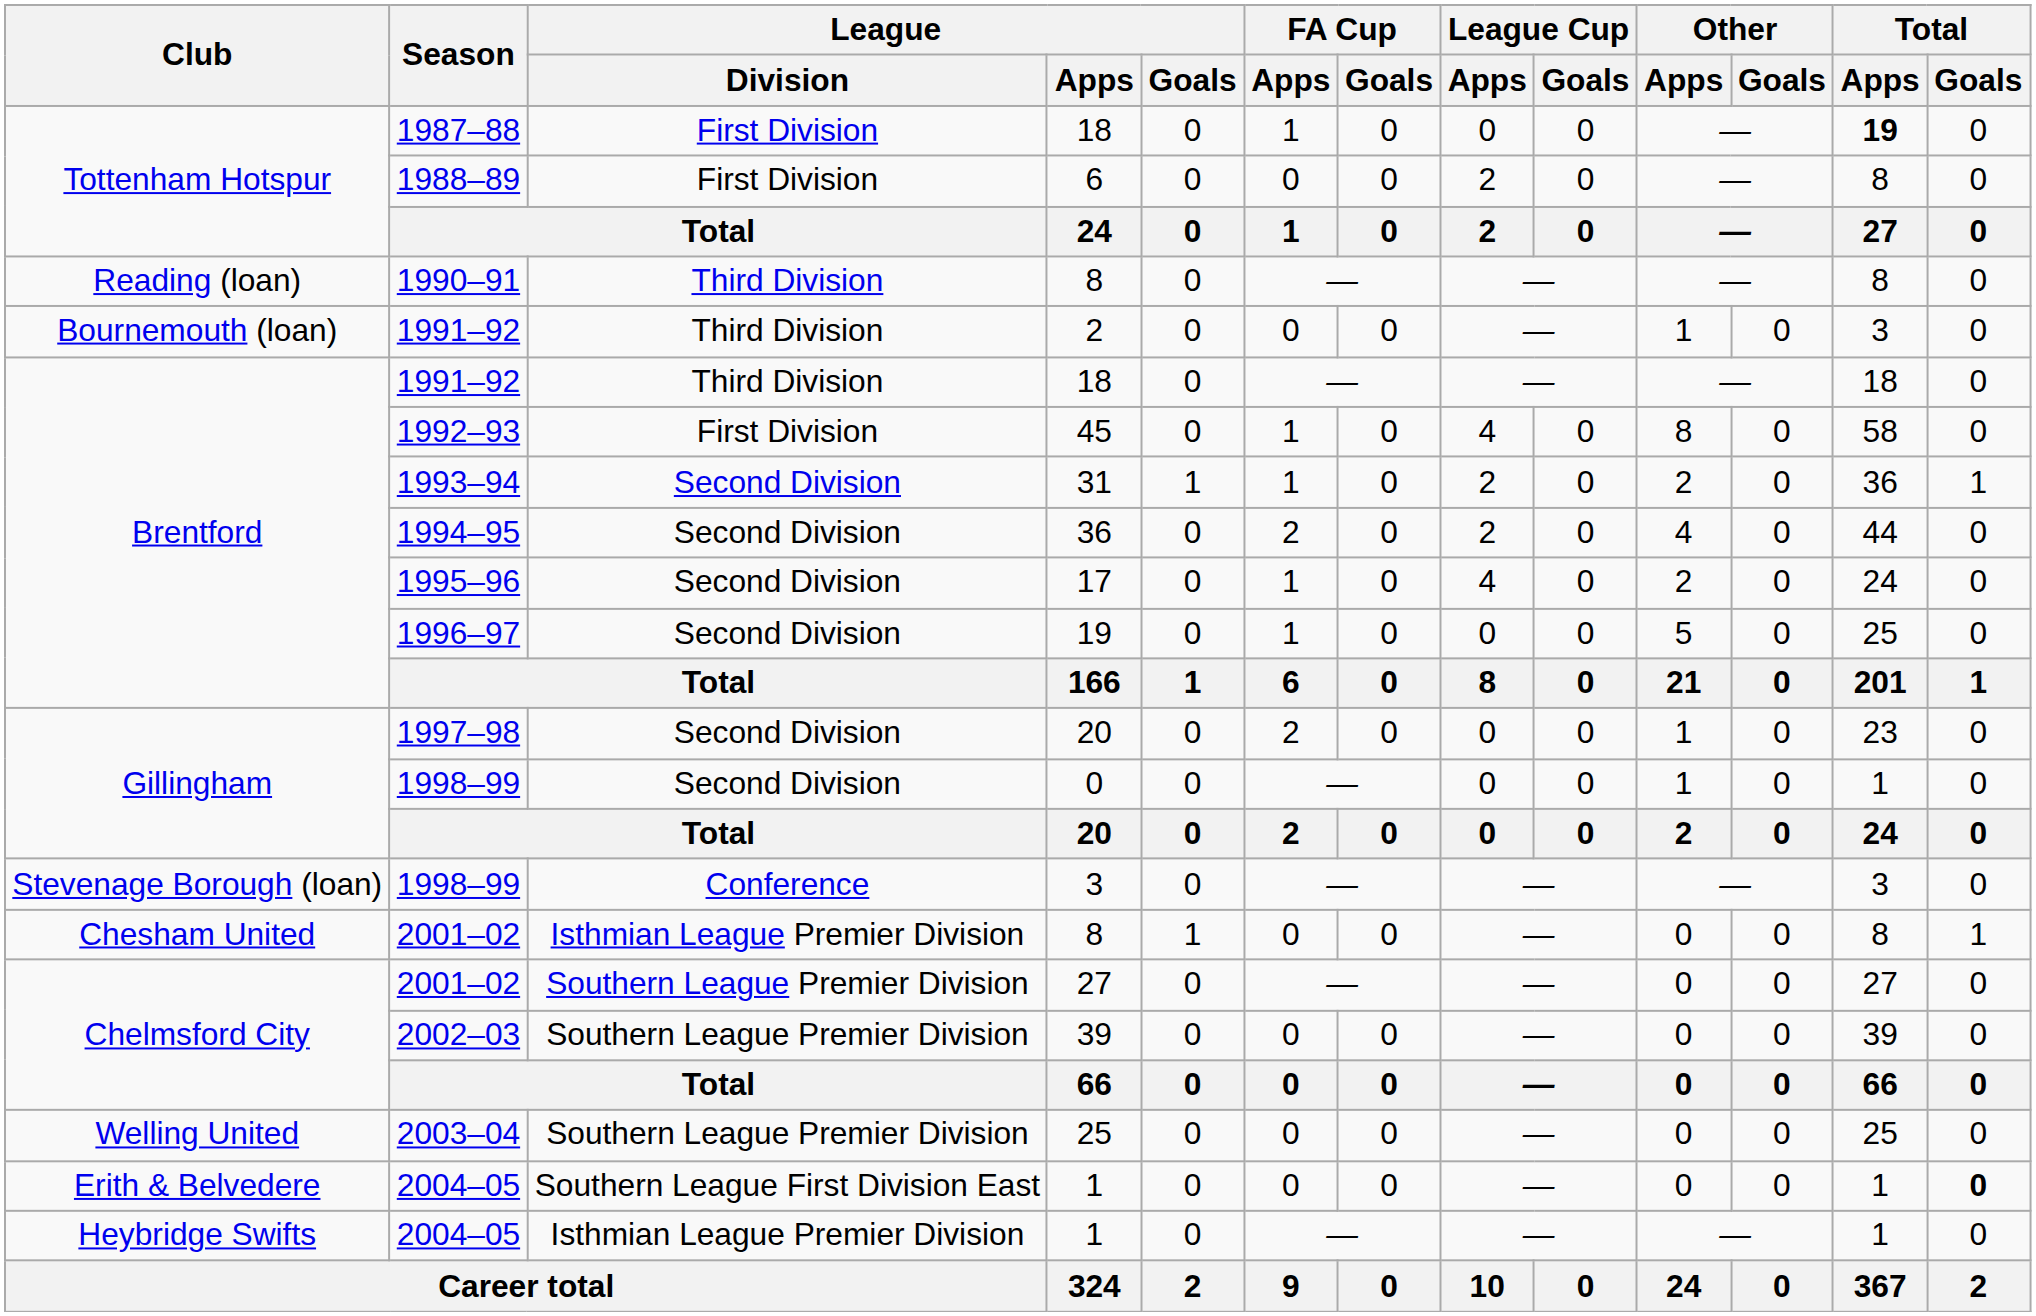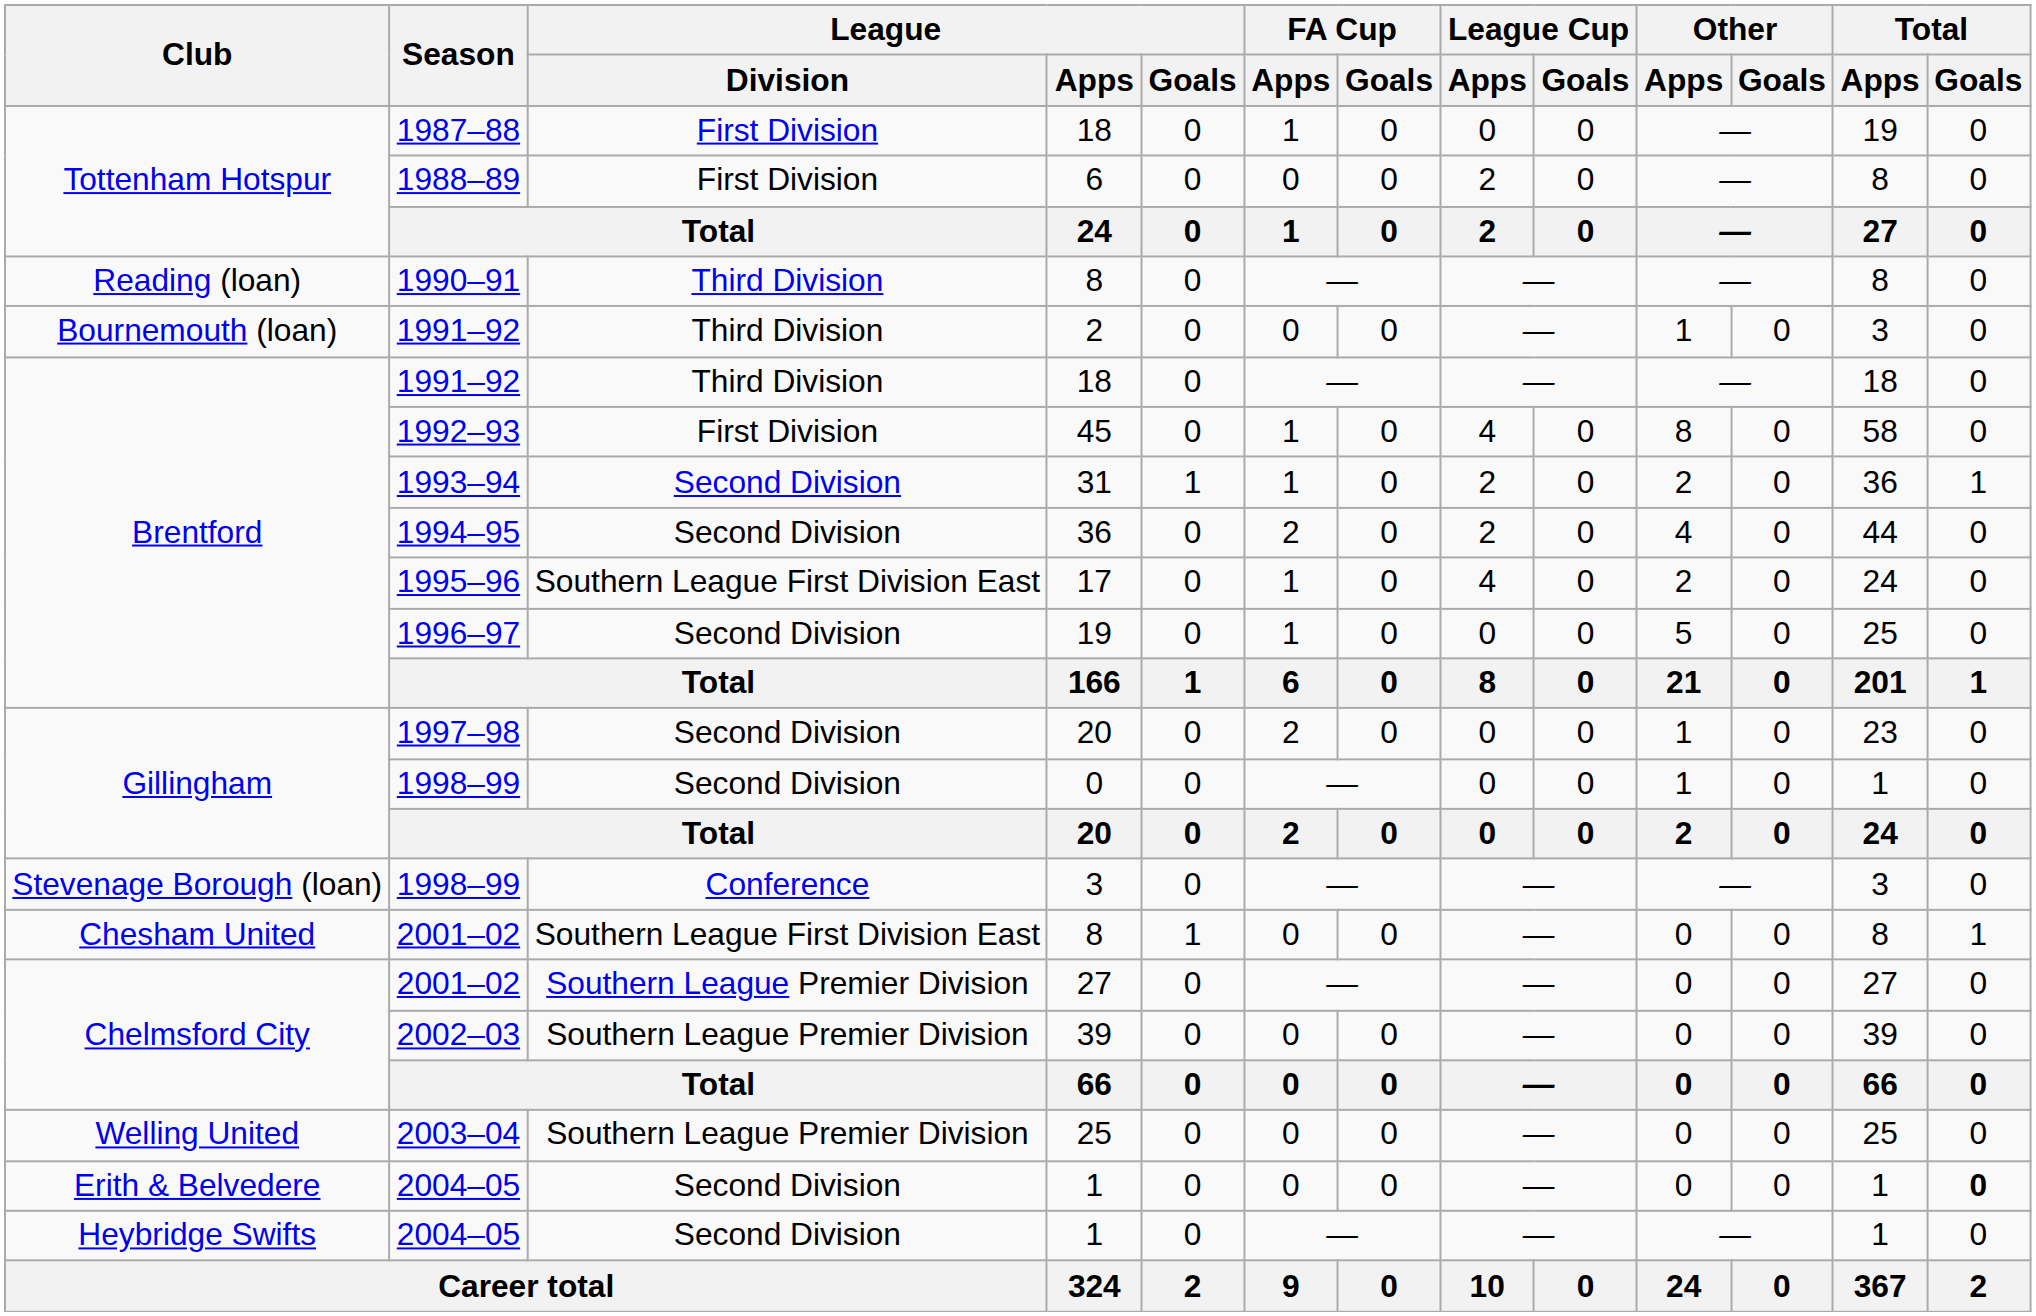(1880, 130) bold -> (1880, 130) normal
(787, 582) Second Division -> (787, 582) Southern League First Division East
(787, 933) Isthmian League Premier Division -> (787, 933) Southern League First Division East
(787, 1185) Southern League First Division East -> (787, 1185) Second Division
(787, 1235) Isthmian League Premier Division -> (787, 1235) Second Division
